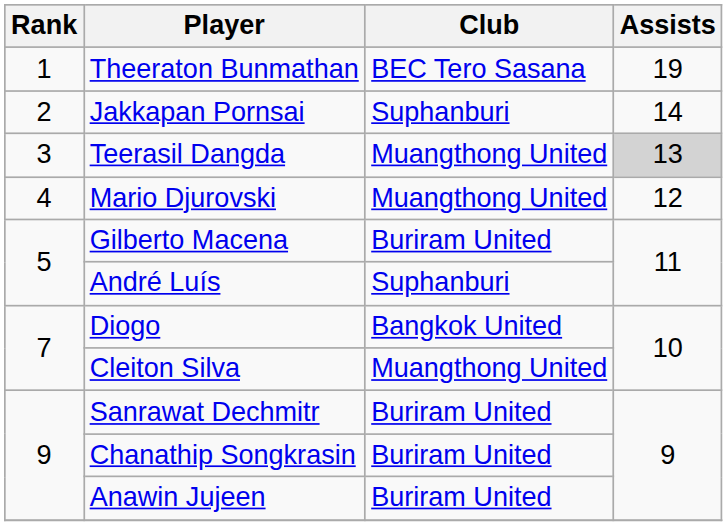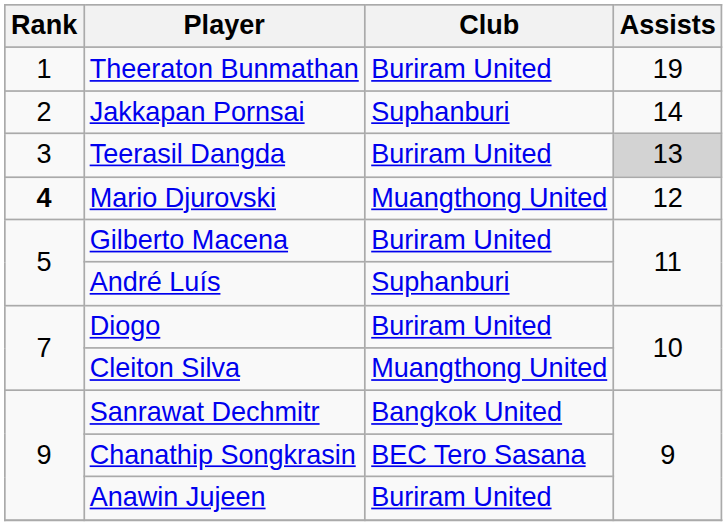(478, 68) BEC Tero Sasana -> (461, 68) Buriram United
(489, 154) Muangthong United -> (461, 154) Buriram United
(44, 197) normal -> (44, 197) bold
(467, 326) Bangkok United -> (461, 326) Buriram United
(461, 411) Buriram United -> (467, 411) Bangkok United
(461, 454) Buriram United -> (478, 454) BEC Tero Sasana
